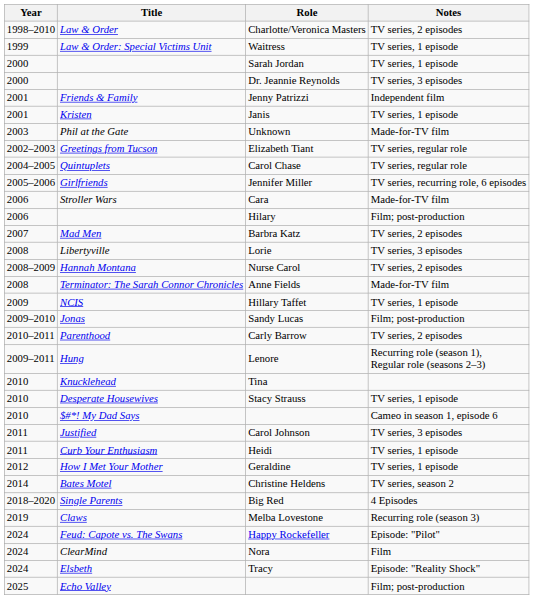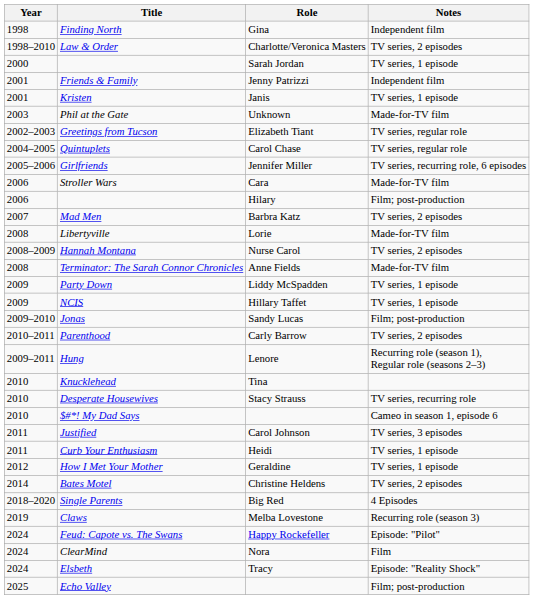+ row: (91, 30)
- row: (136, 47)
- row: (152, 81)
(416, 251) TV series, 3 episodes -> (410, 234) Made-for-TV film
+ row: (86, 285)
(414, 399) TV series, 1 episode -> (423, 399) TV series, recurring role
(412, 484) TV series, season 2 -> (416, 484) TV series, 2 episodes
